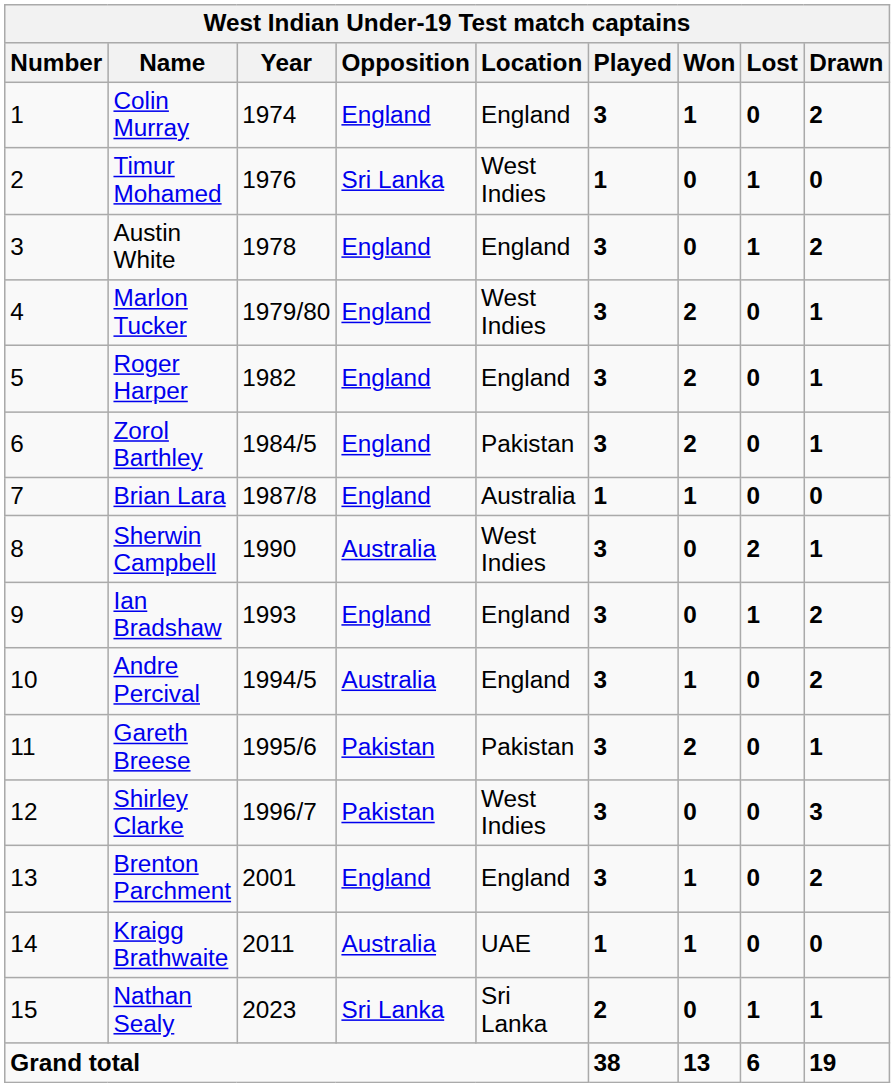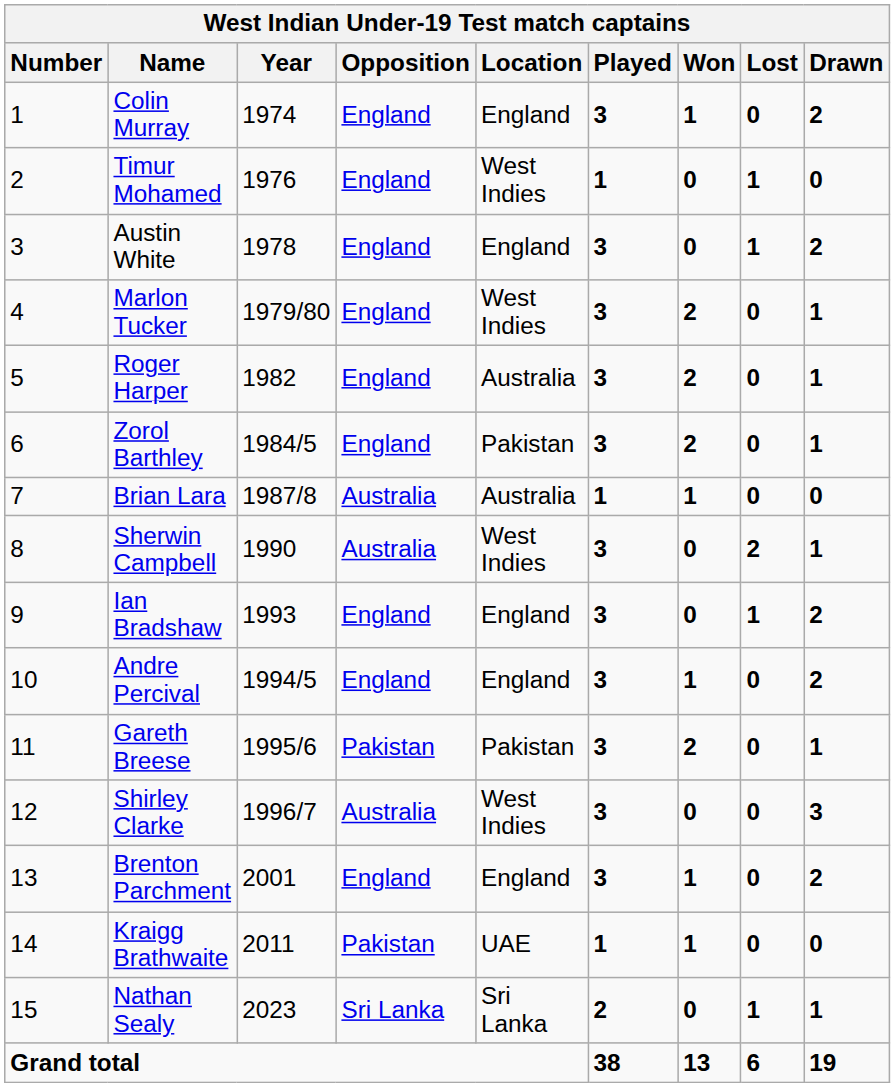(393, 180) Sri Lanka -> (386, 180) England
(526, 378) England -> (528, 378) Australia
(386, 496) England -> (389, 496) Australia
(389, 680) Australia -> (386, 680) England
(388, 812) Pakistan -> (389, 812) Australia
(389, 944) Australia -> (388, 944) Pakistan
